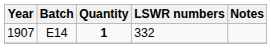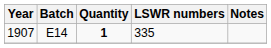(144, 33) 332 -> (144, 33) 335
